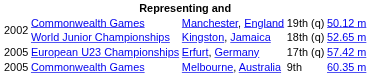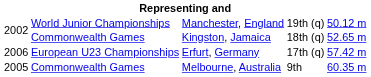(88, 23) Commonwealth Games -> (100, 23) World Junior Championships
(100, 38) World Junior Championships -> (88, 38) Commonwealth Games
(16, 53) 2005 -> (16, 53) 2006
